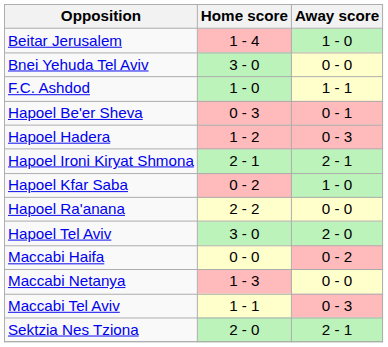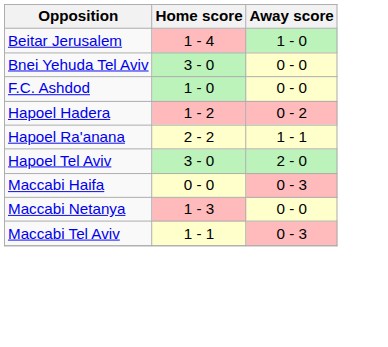(337, 88) 1 - 1 -> (292, 88) 0 - 0
- row: (75, 112)
(337, 137) 0 - 3 -> (292, 112) 0 - 2
- row: (101, 161)
- row: (68, 185)
(337, 209) 0 - 0 -> (292, 137) 1 - 1
(337, 257) 0 - 2 -> (292, 185) 0 - 3
- row: (73, 329)
